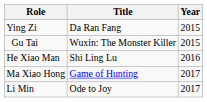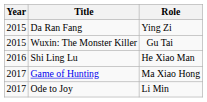columns swapped: (190, 12) <-> (36, 12)
